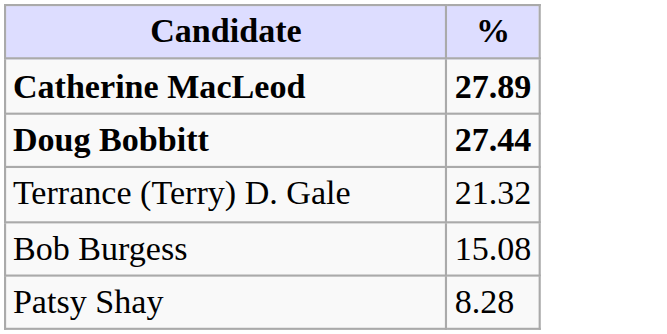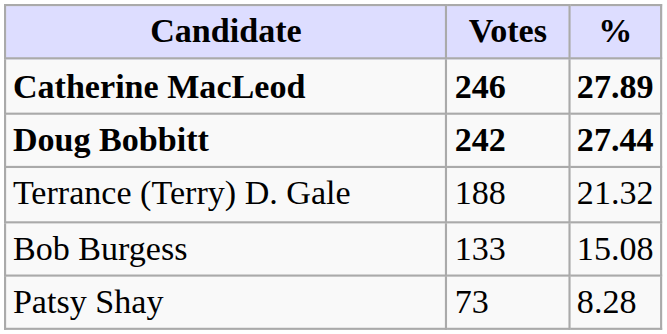+ column: (508, 31)
